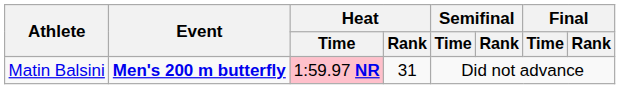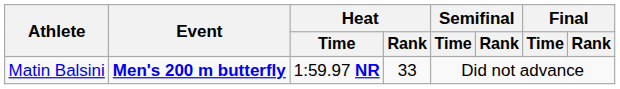(337, 71) pink background -> (337, 71) no background
(407, 71) 31 -> (407, 71) 33
